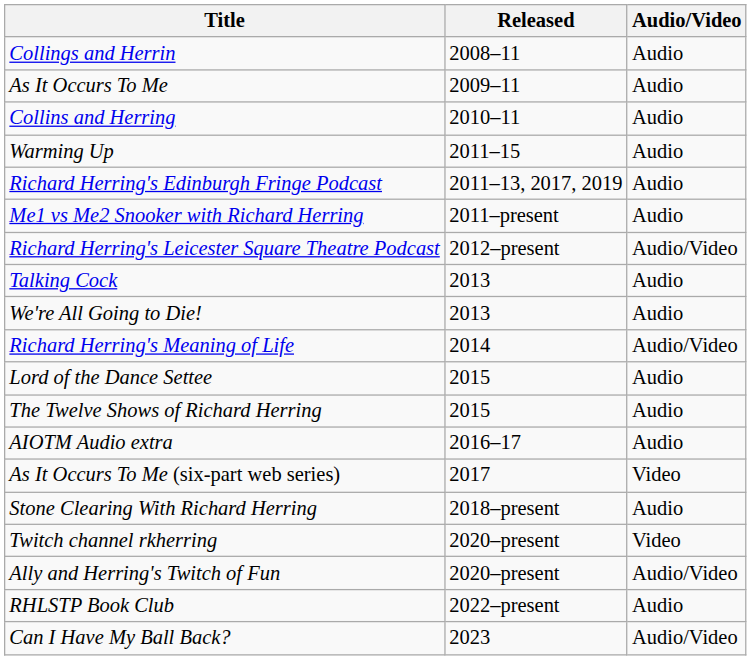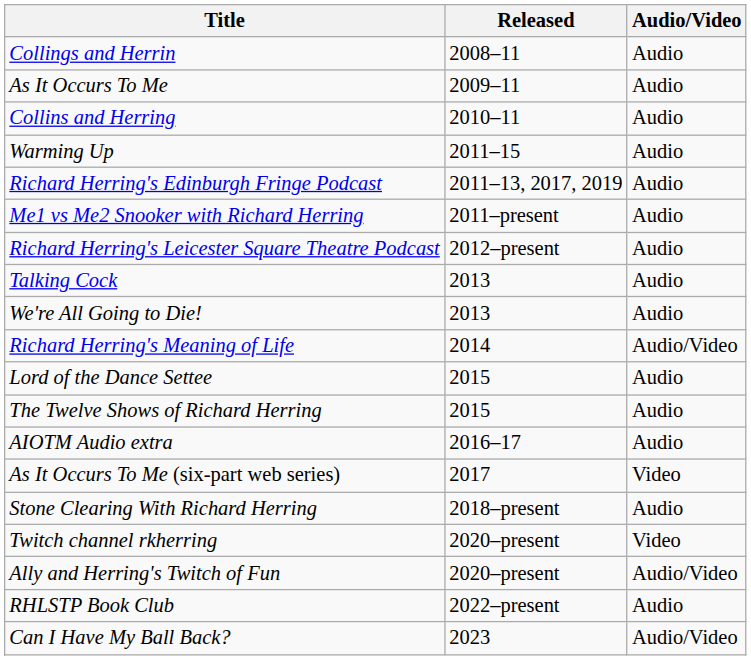(685, 248) Audio/Video -> (658, 248) Audio
